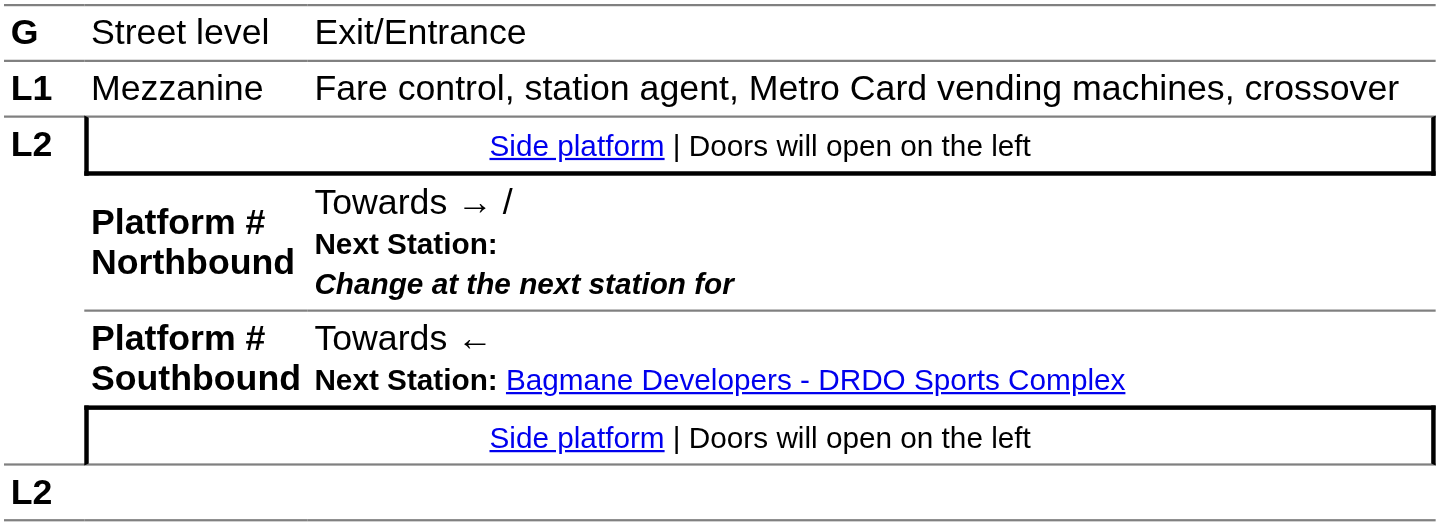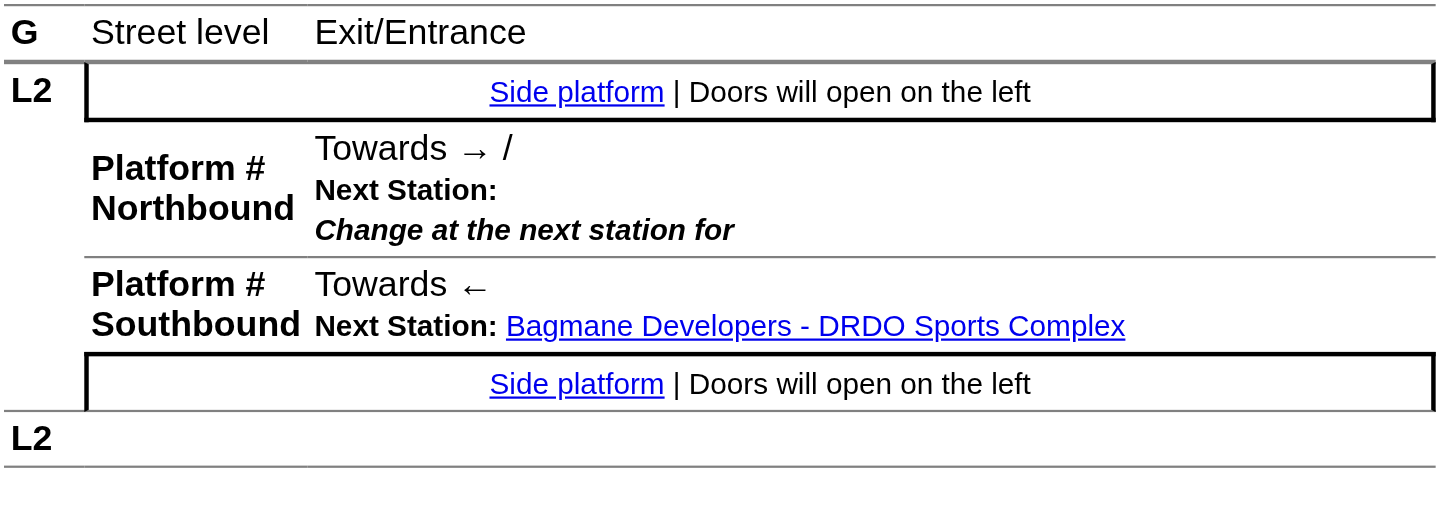- row: (177, 88)
